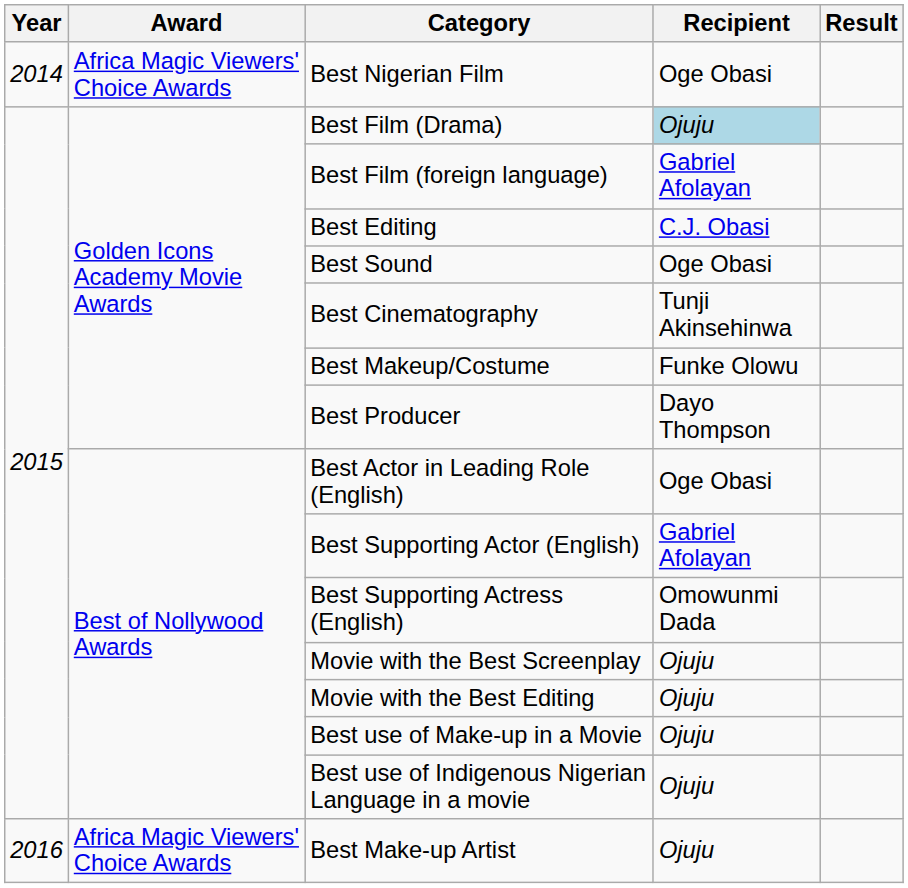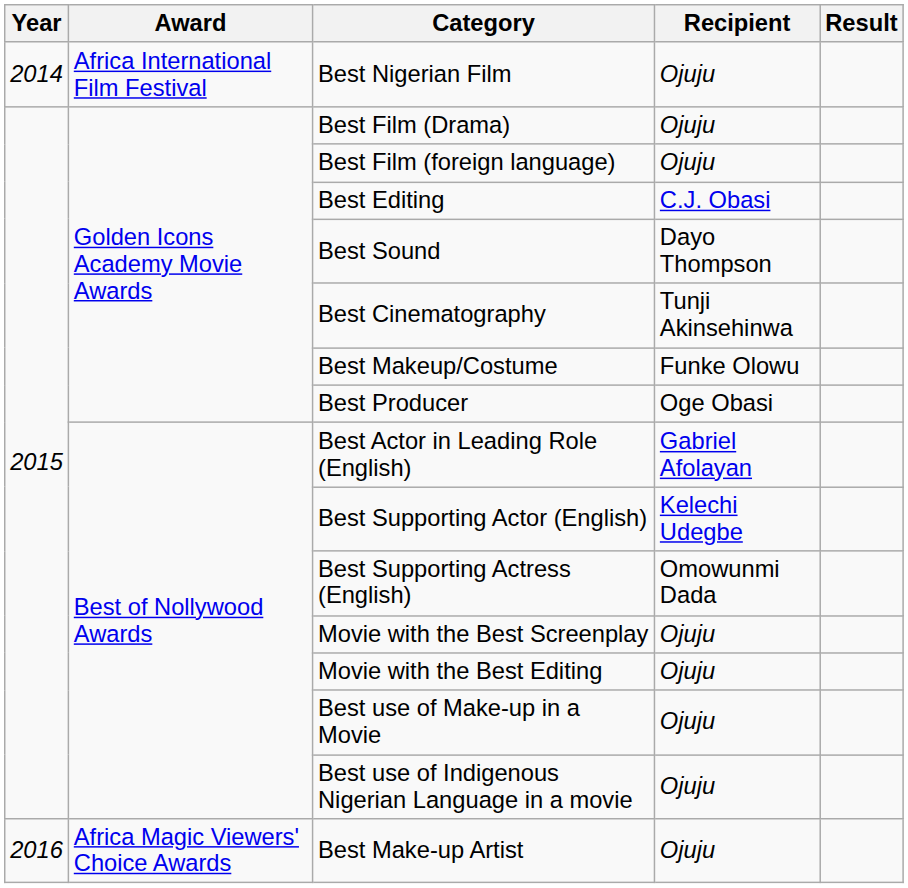(186, 74) Africa Magic Viewers' Choice Awards -> (173, 74) Africa International Film Festival
(715, 74) Oge Obasi -> (688, 74) Ojuju
(687, 125) lightblue background -> (688, 125) no background
(705, 175) Gabriel Afolayan -> (688, 162) Ojuju
(715, 264) Oge Obasi -> (716, 251) Dayo Thompson
(715, 416) Dayo Thompson -> (716, 403) Oge Obasi
(715, 481) Oge Obasi -> (706, 454) Gabriel Afolayan
(705, 545) Gabriel Afolayan -> (701, 518) Kelechi Udegbe
